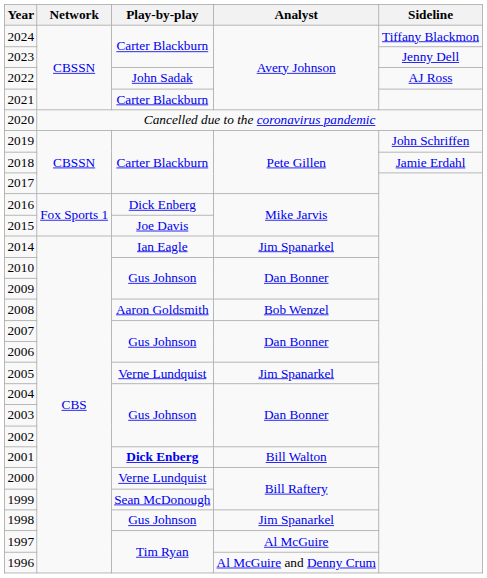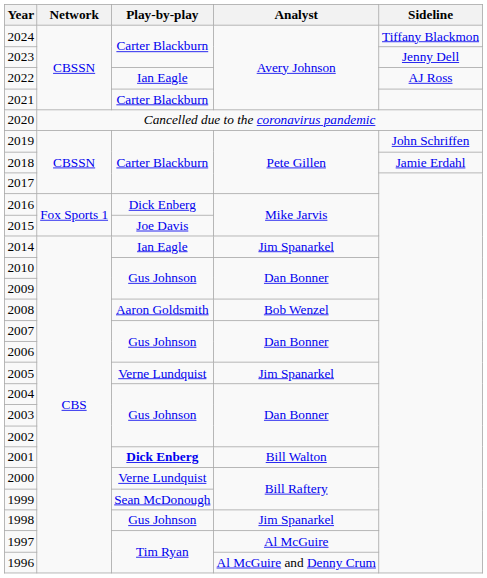(162, 78) John Sadak -> (162, 78) Ian Eagle
